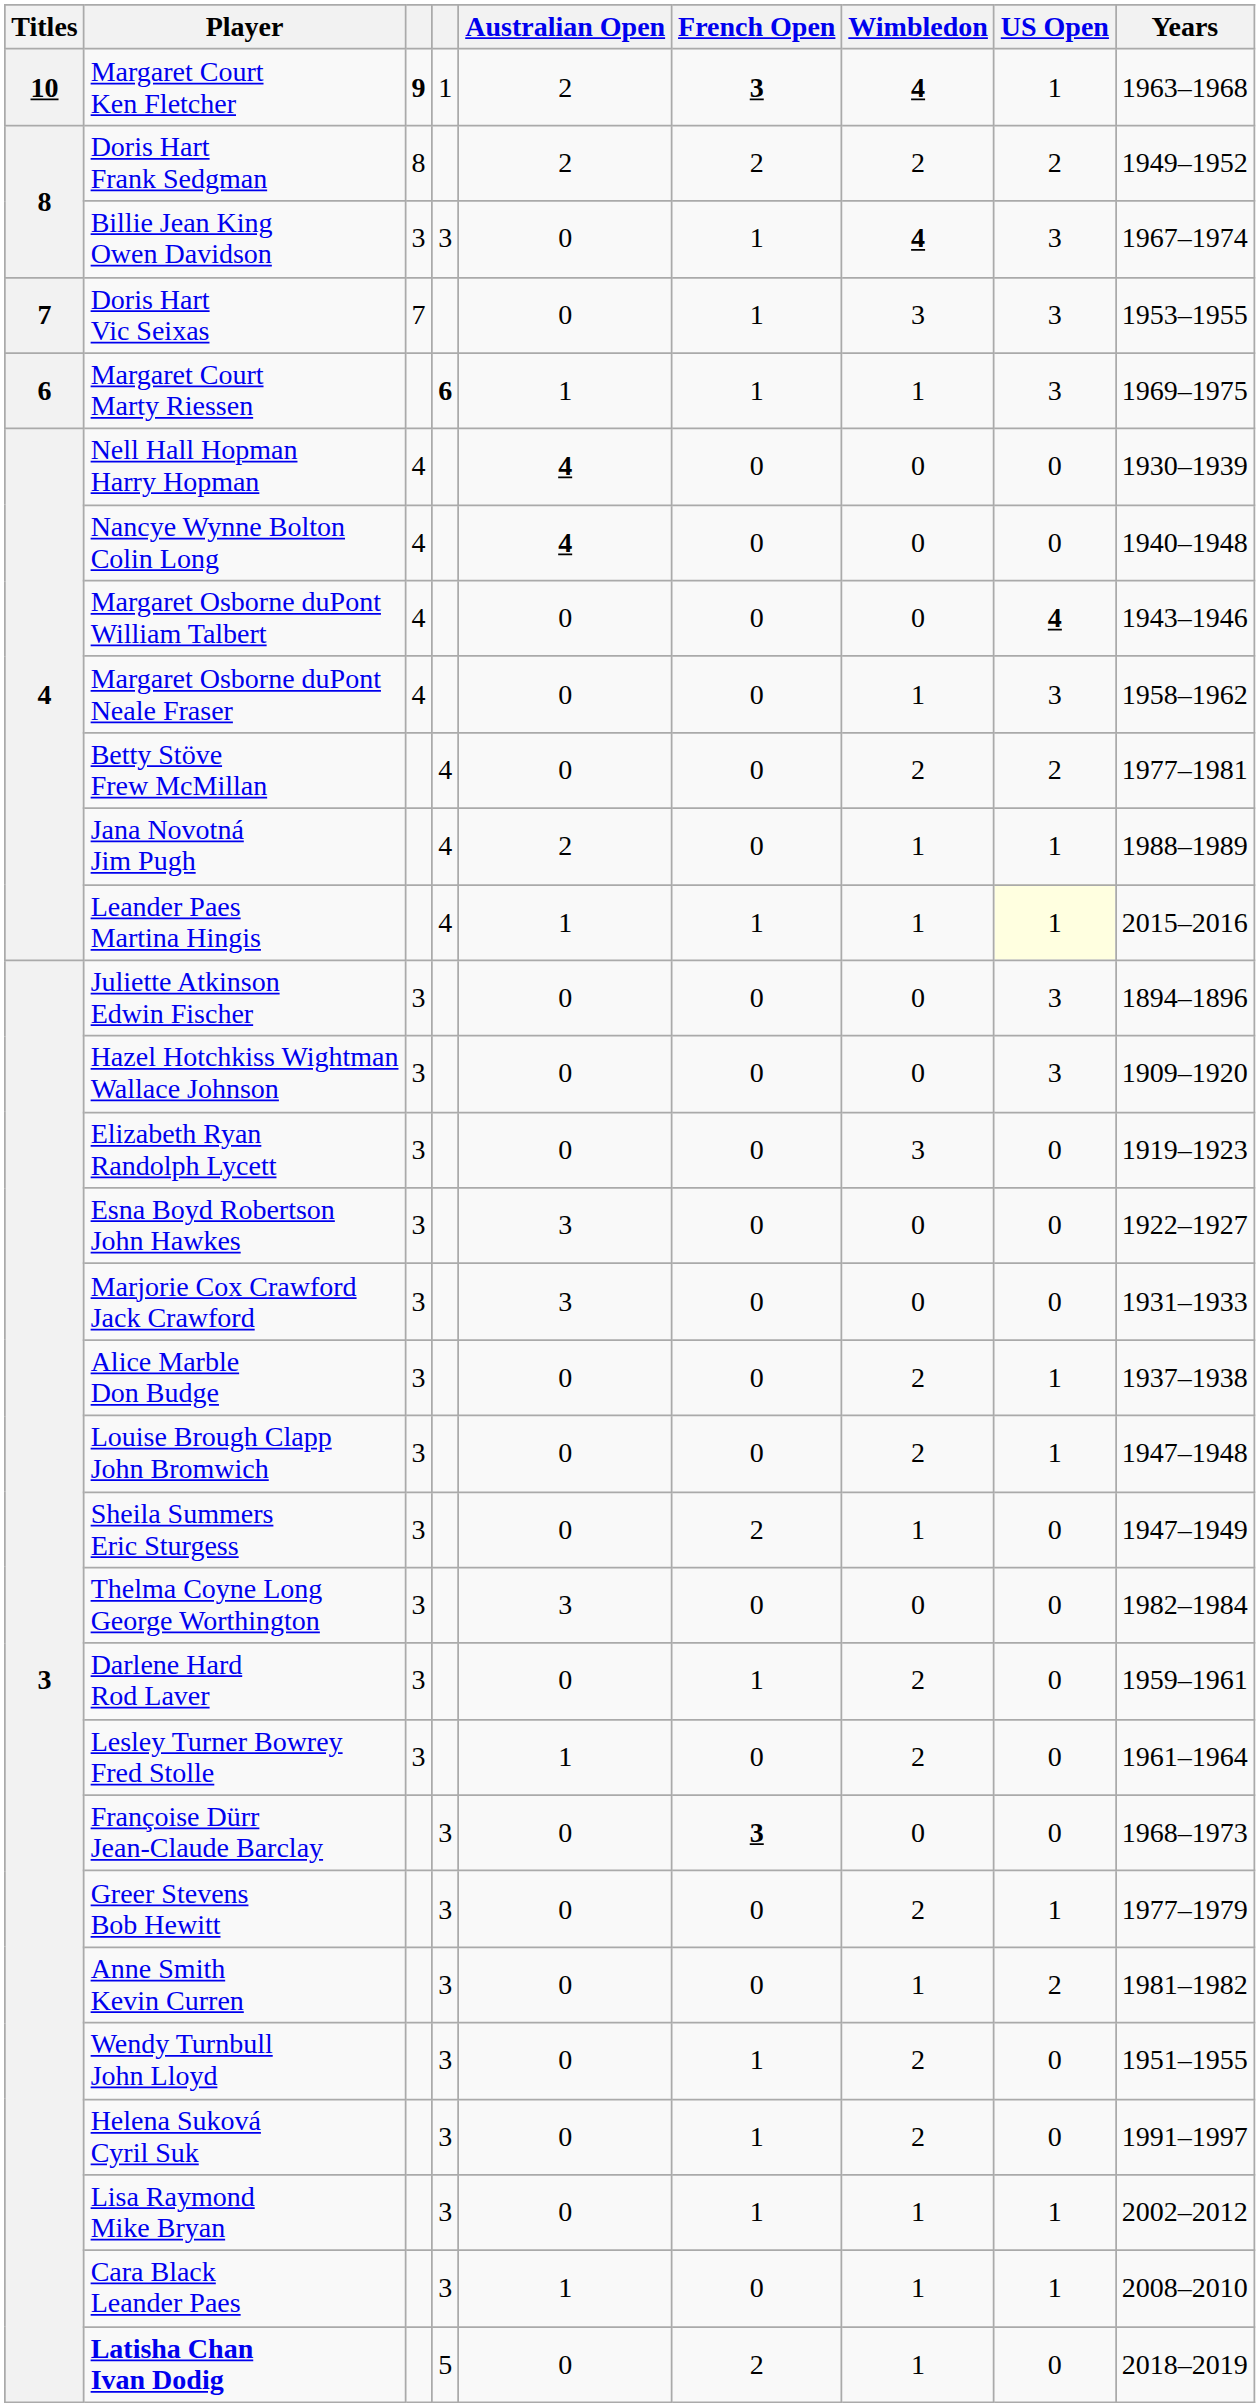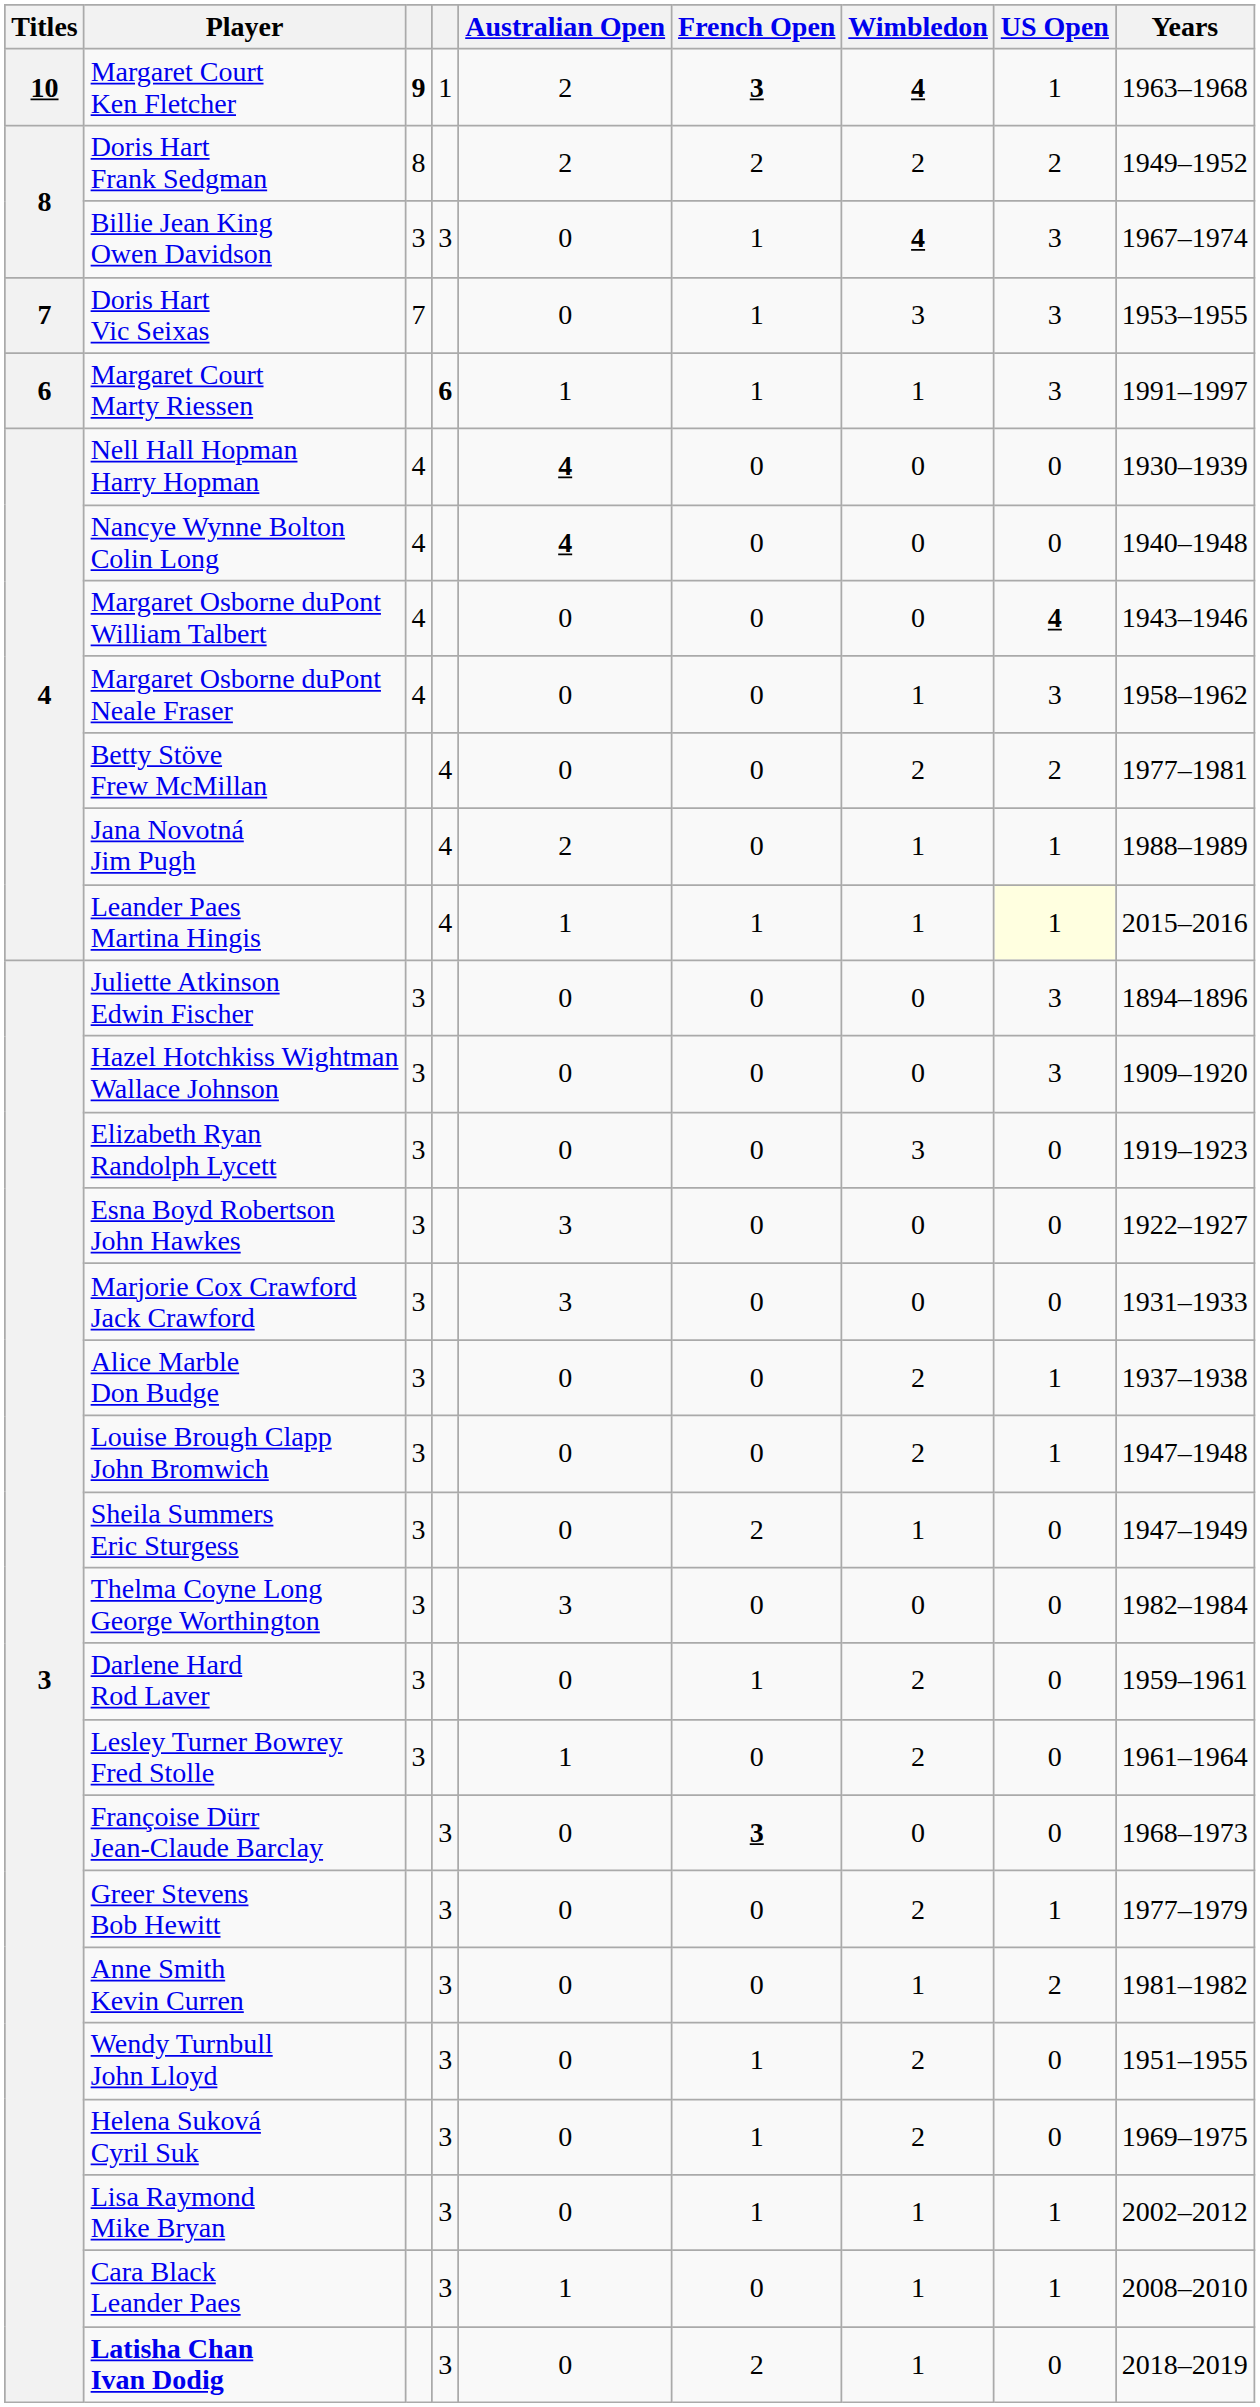(1185, 390) 1969–1975 -> (1185, 390) 1991–1997
(1185, 2136) 1991–1997 -> (1185, 2136) 1969–1975
(445, 2364) 5 -> (445, 2364) 3
